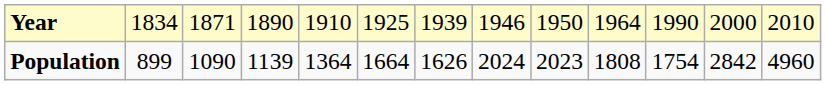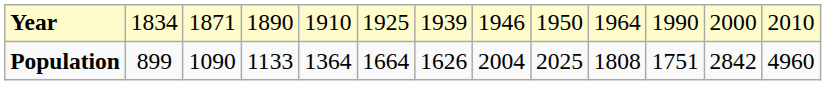(270, 60) 1139 -> (270, 60) 1133
(502, 60) 2024 -> (502, 60) 2004
(559, 60) 2023 -> (559, 60) 2025
(675, 60) 1754 -> (675, 60) 1751
